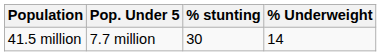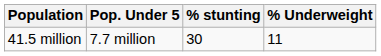(275, 39) 14 -> (275, 39) 11
